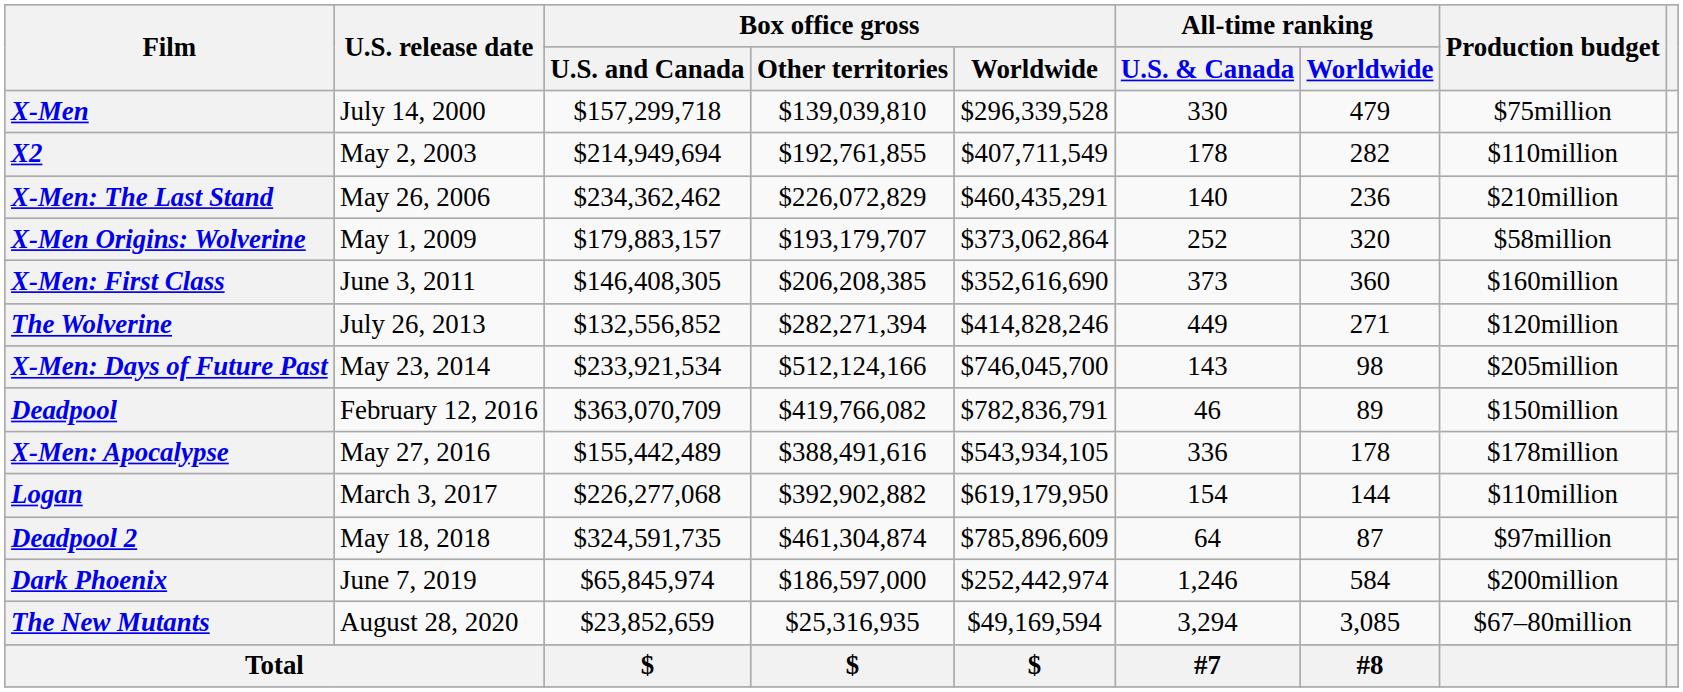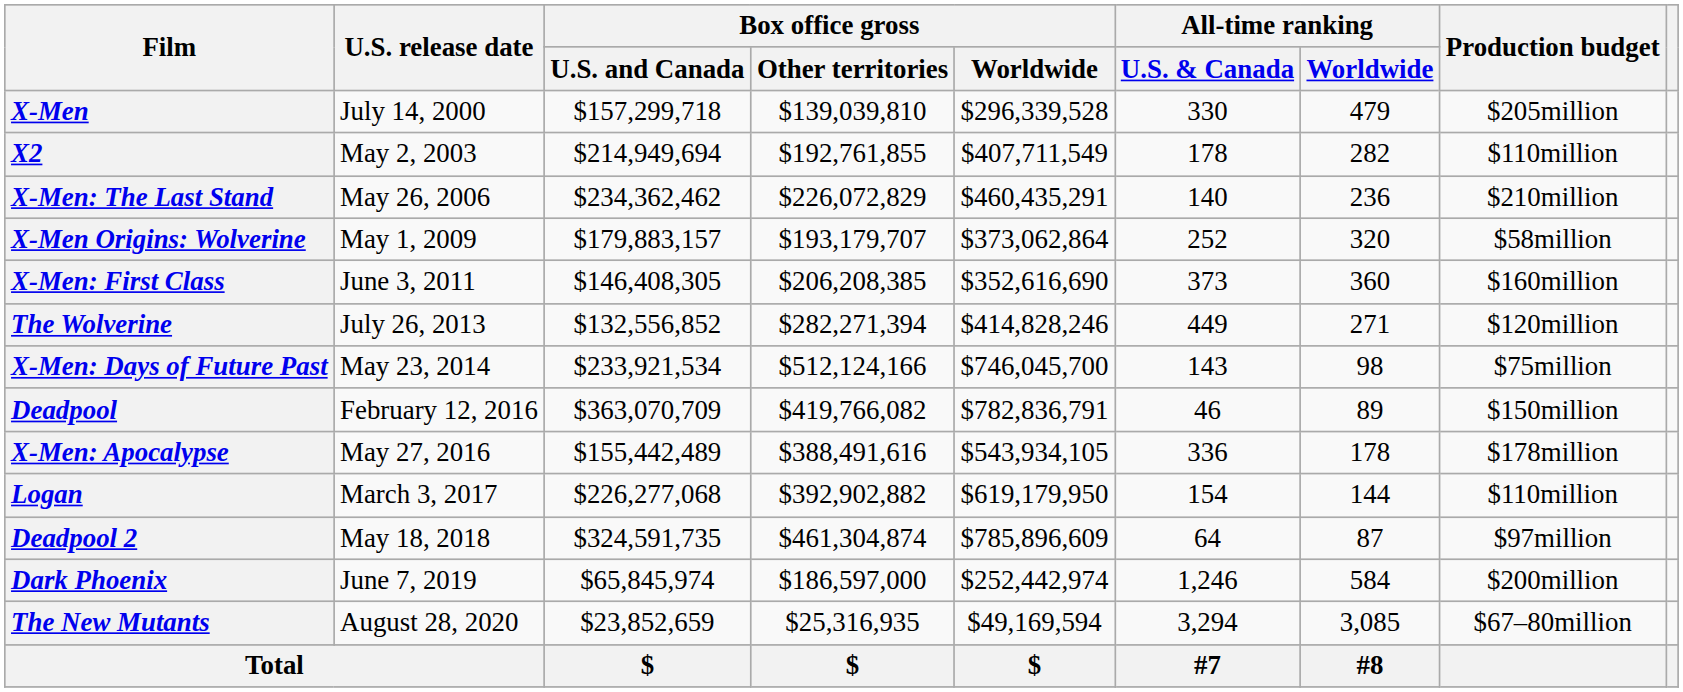(1553, 111) $75million -> (1553, 111) $205million
(1553, 366) $205million -> (1553, 366) $75million
